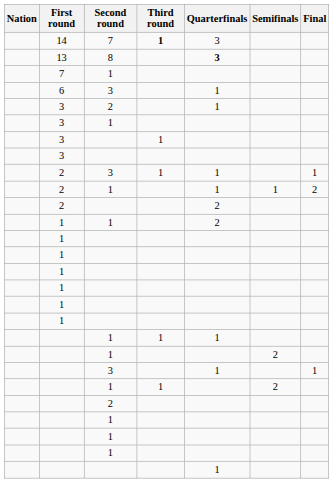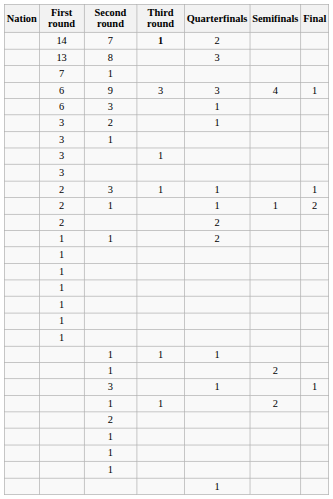(217, 40) 3 -> (217, 40) 2
(217, 57) bold -> (217, 57) normal
+ row: (62, 90)
